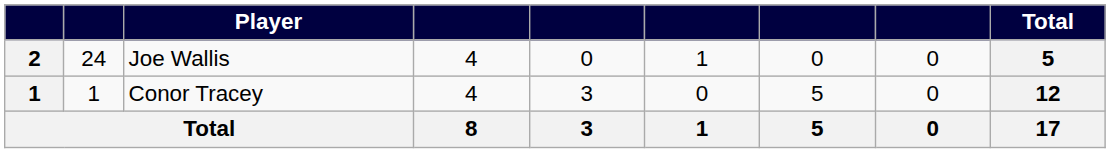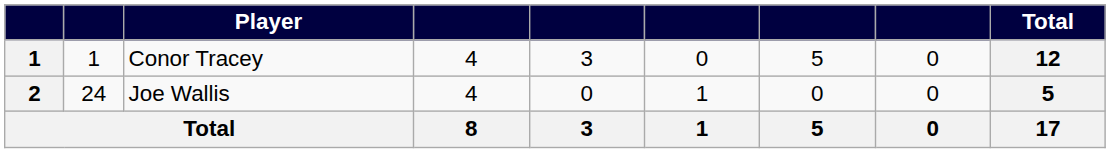rows swapped: (196, 93) <-> (179, 57)
